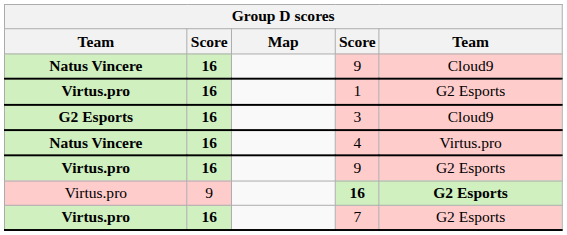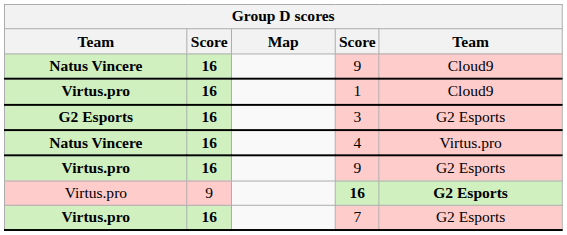(471, 91) G2 Esports -> (471, 91) Cloud9
(471, 117) Cloud9 -> (471, 117) G2 Esports
